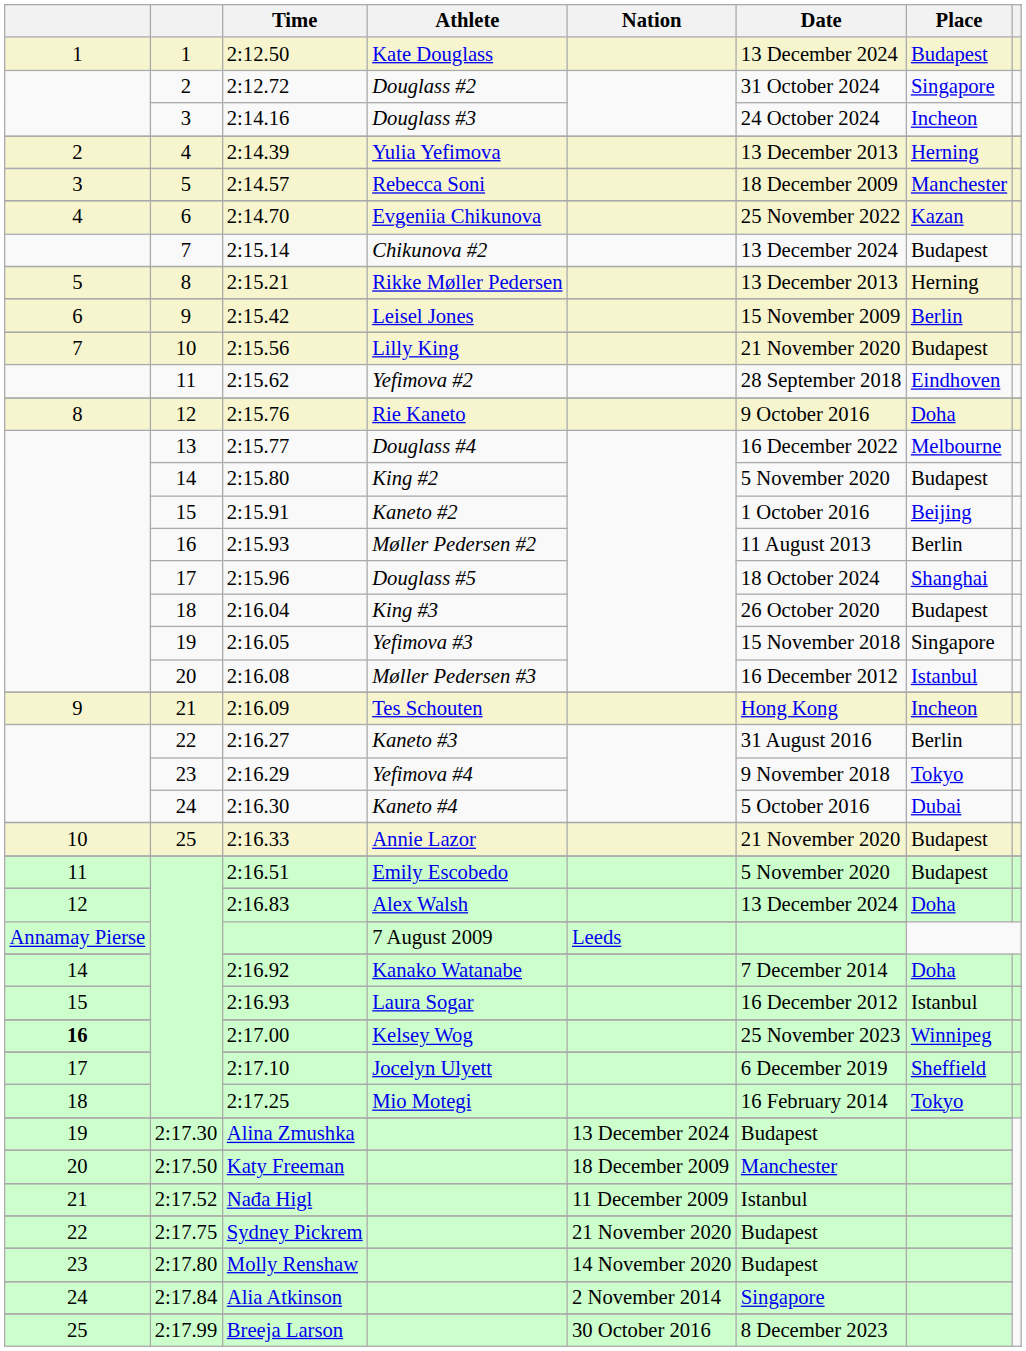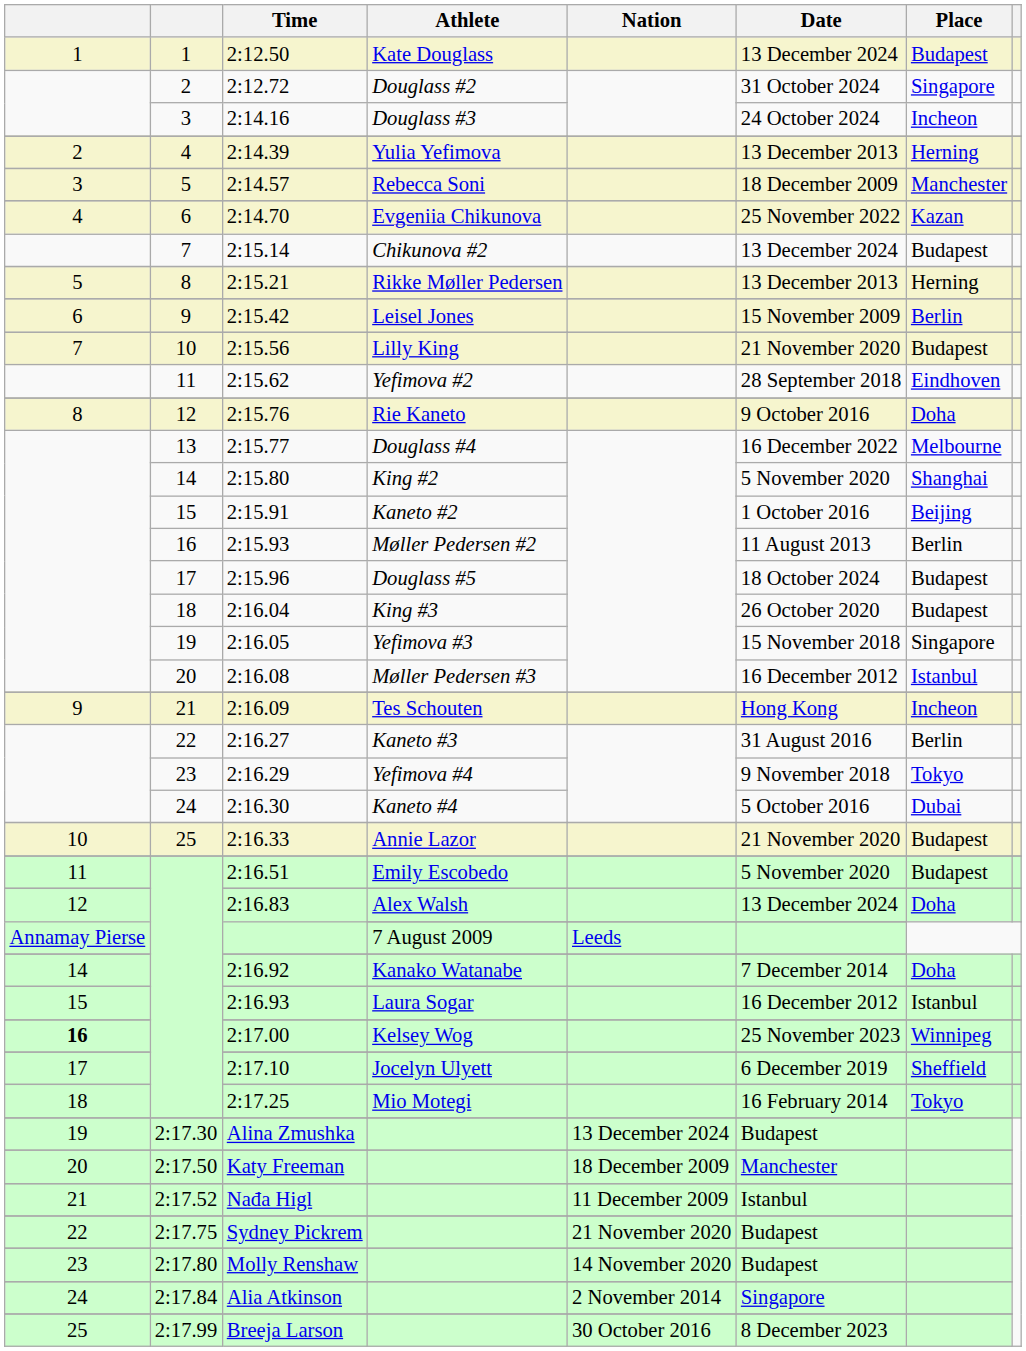(949, 479) Budapest -> (949, 479) Shanghai
(949, 577) Shanghai -> (949, 577) Budapest
